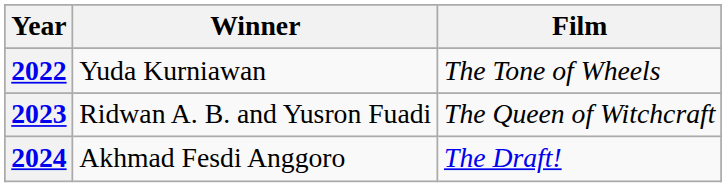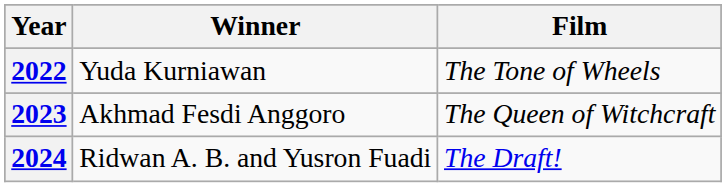(255, 114) Ridwan A. B. and Yusron Fuadi -> (212, 114) Akhmad Fesdi Anggoro
(212, 158) Akhmad Fesdi Anggoro -> (255, 158) Ridwan A. B. and Yusron Fuadi
